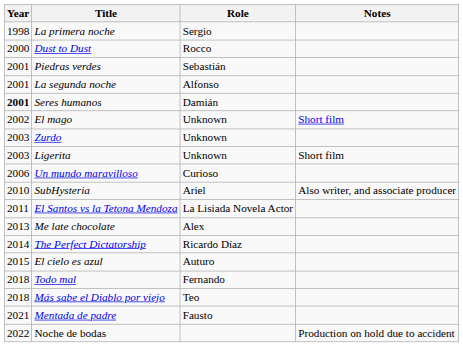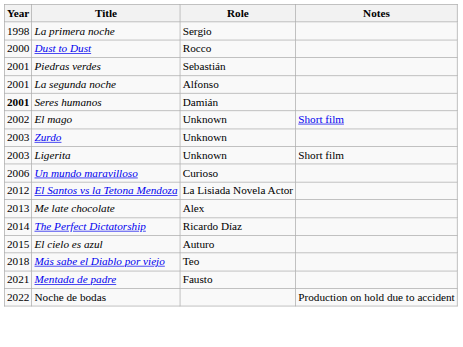- row: (62, 191)
(18, 208) 2011 -> (18, 191) 2012
- row: (55, 279)
